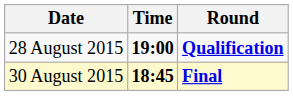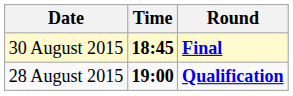rows swapped: (66, 47) <-> (66, 76)
